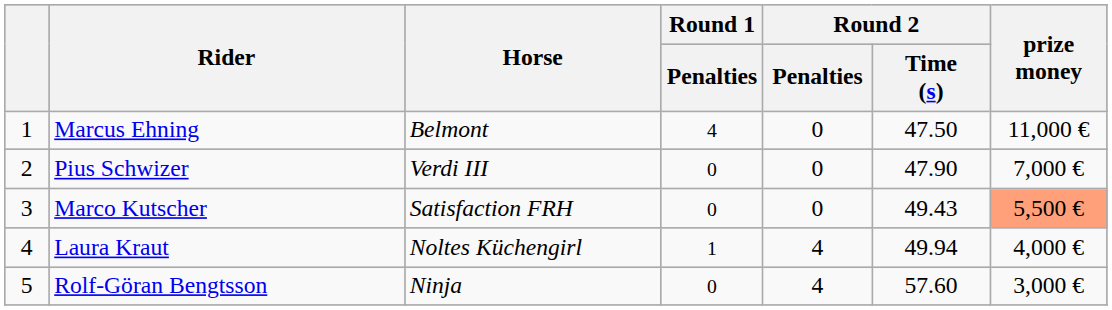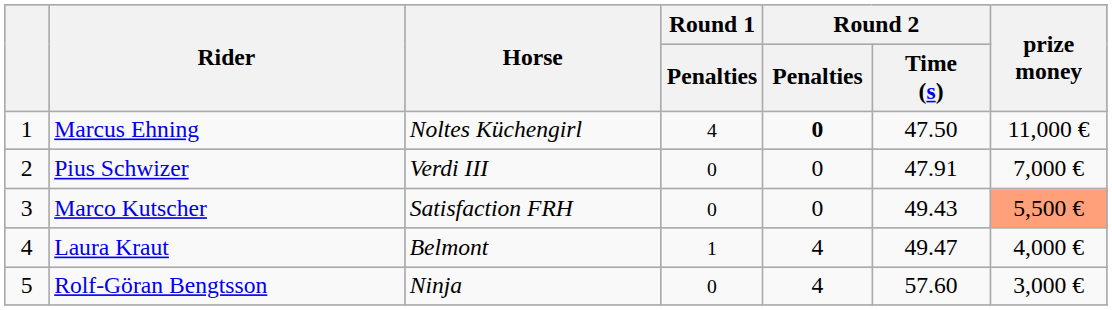(449, 130) Belmont -> (496, 130) Noltes Küchengirl
(817, 130) normal -> (817, 130) bold
(931, 169) 47.90 -> (931, 169) 47.91
(496, 246) Noltes Küchengirl -> (449, 246) Belmont
(931, 246) 49.94 -> (931, 246) 49.47
